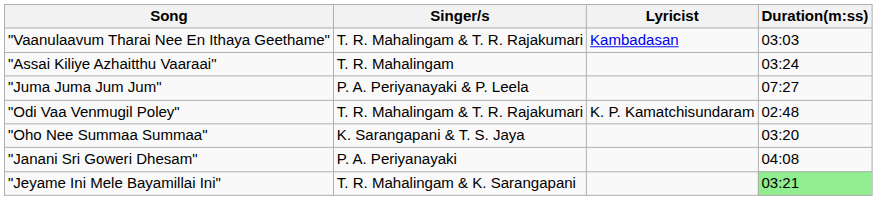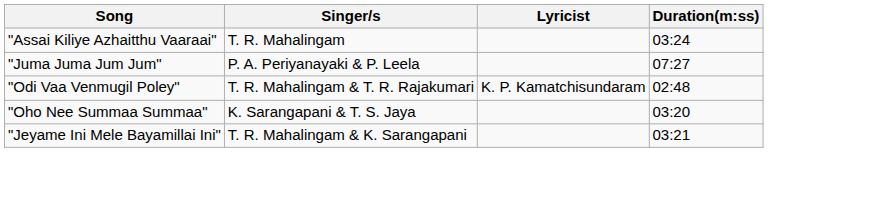- row: (169, 40)
- row: (103, 159)
(780, 183) lightgreen background -> (671, 135) no background
